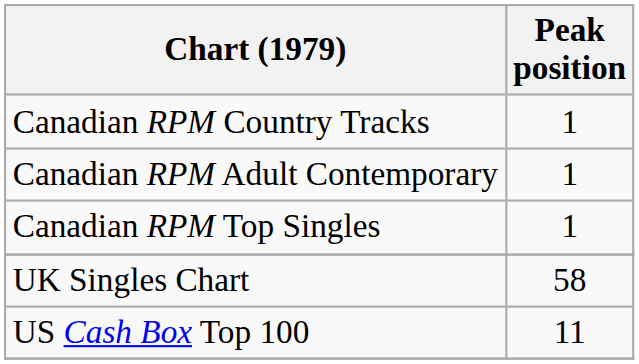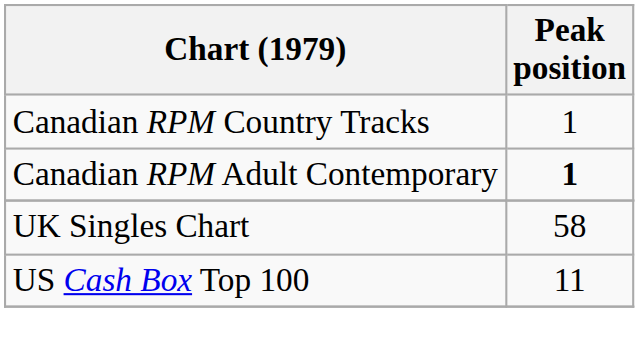(570, 173) normal -> (570, 173) bold
- row: (197, 226)
